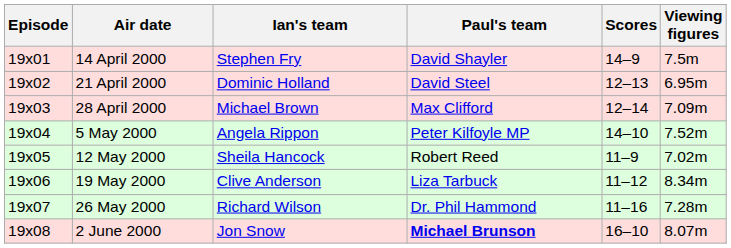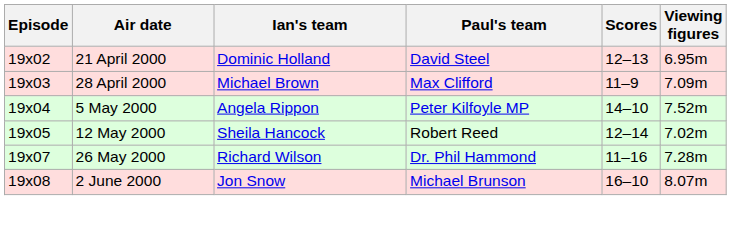- row: (121, 58)
(627, 108) 12–14 -> (622, 83) 11–9
(622, 157) 11–9 -> (627, 132) 12–14
- row: (120, 181)
(473, 231) bold -> (468, 181) normal
